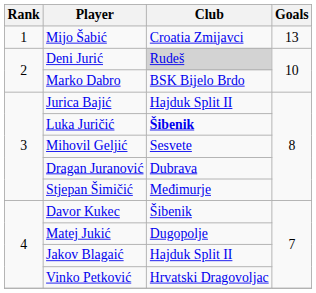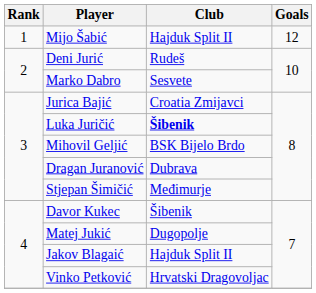(197, 37) Croatia Zmijavci -> (191, 37) Hajduk Split II
(292, 37) 13 -> (292, 37) 12
(167, 59) lightgrey background -> (167, 59) no background
(197, 80) BSK Bijelo Brdo -> (171, 80) Sesvete
(191, 102) Hajduk Split II -> (197, 102) Croatia Zmijavci
(171, 146) Sesvete -> (197, 146) BSK Bijelo Brdo
